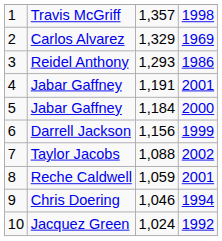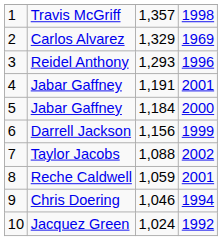(198, 62) 1986 -> (198, 62) 1996
